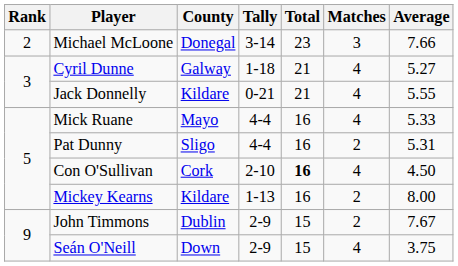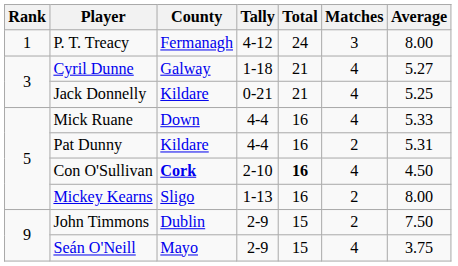+ row: (91, 42)
- row: (113, 42)
(421, 94) 5.55 -> (419, 94) 5.25
(200, 119) Mayo -> (180, 119) Down
(198, 145) Sligo -> (185, 145) Kildare
(197, 171) normal -> (178, 171) bold
(205, 196) Kildare -> (177, 196) Sligo
(421, 222) 7.67 -> (419, 222) 7.50
(200, 247) Down -> (179, 247) Mayo
